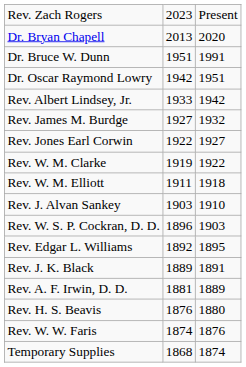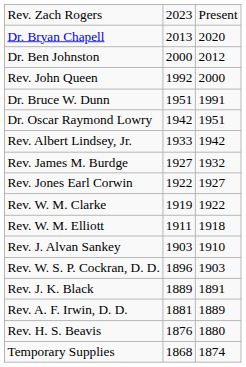+ row: (53, 57)
+ row: (53, 78)
- row: (70, 246)
- row: (52, 330)
